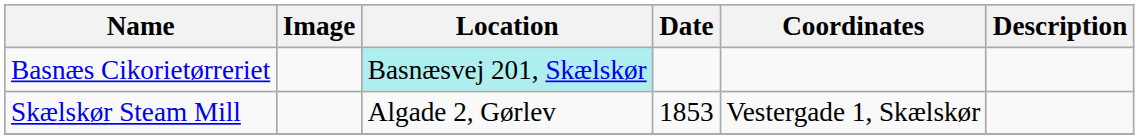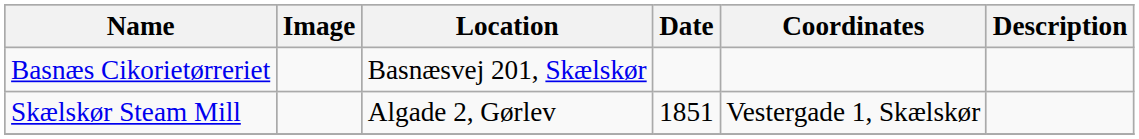(507, 69) paleturquoise background -> (507, 69) no background
(686, 112) 1853 -> (686, 112) 1851
